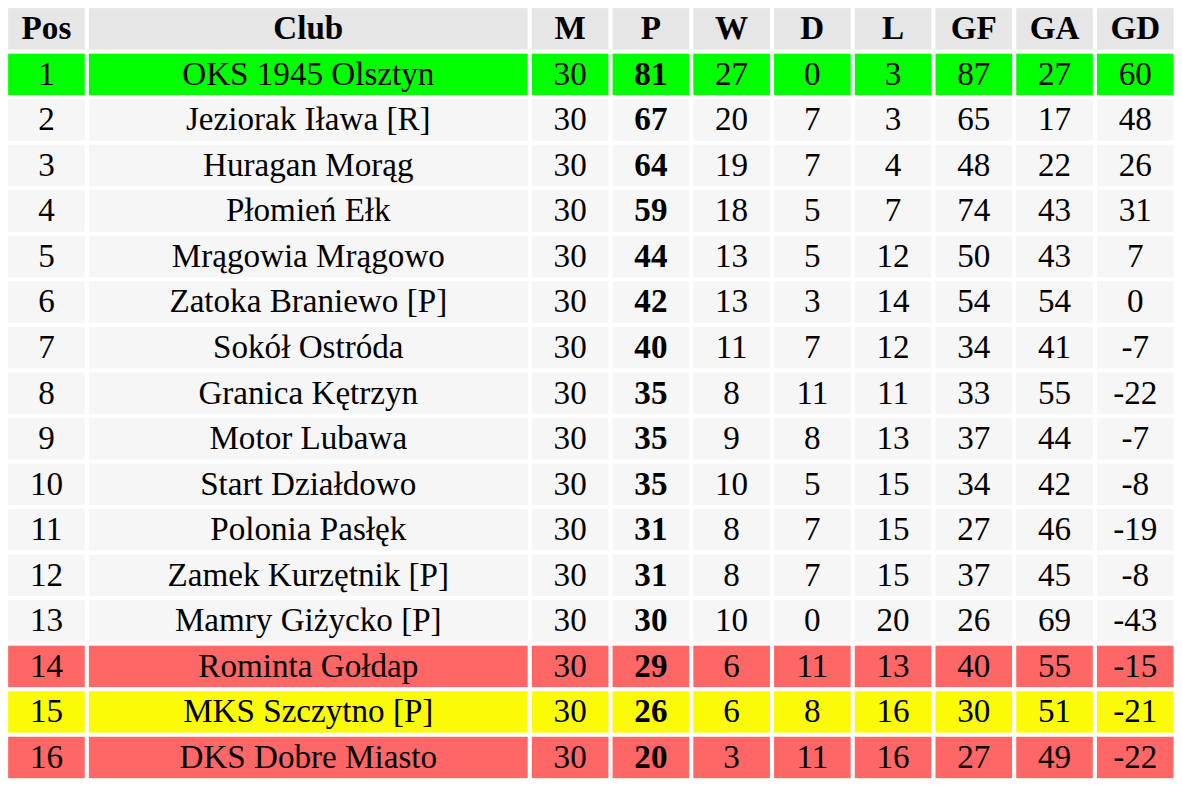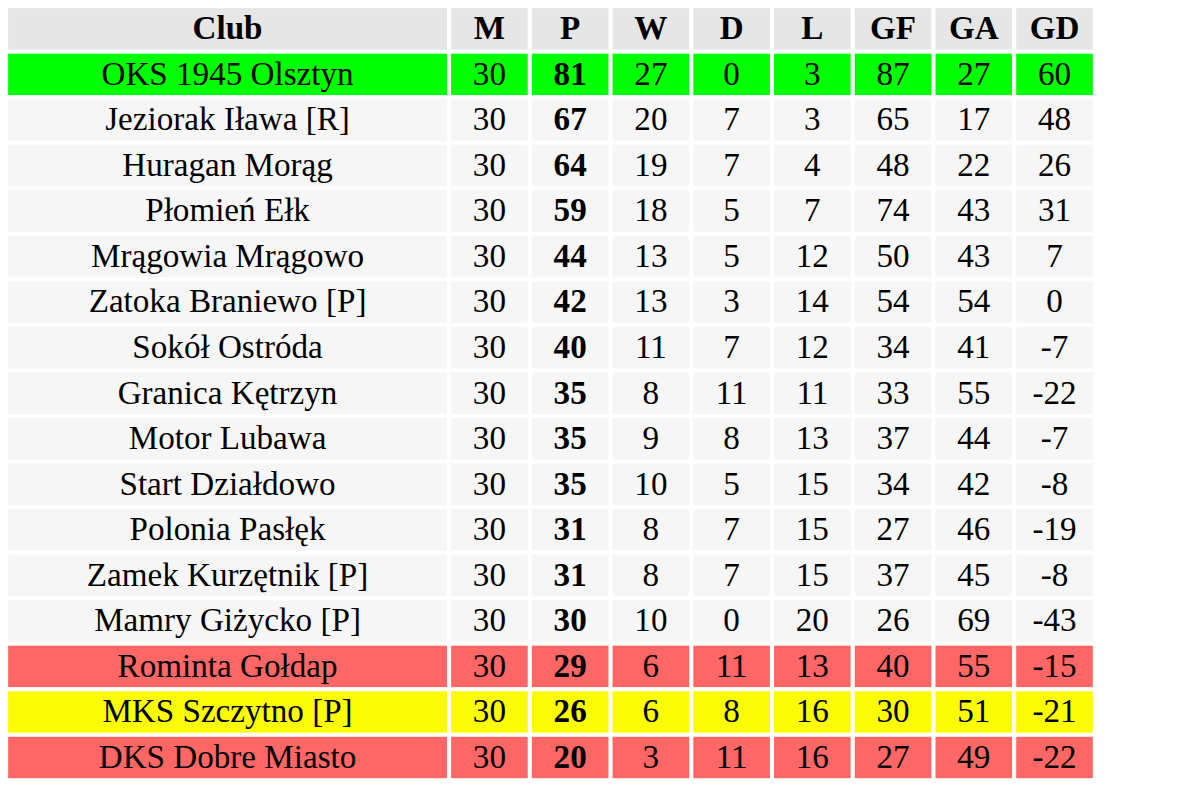- column: (46, 28)
